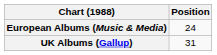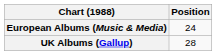(190, 43) 31 -> (190, 43) 28
